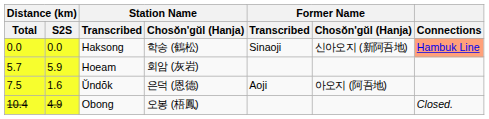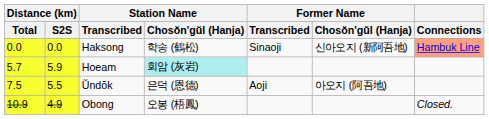(173, 67) no background -> (173, 67) paleturquoise background
(55, 86) 1.6 -> (55, 86) 5.5
(17, 105) 10.4 -> (17, 105) 10.9
